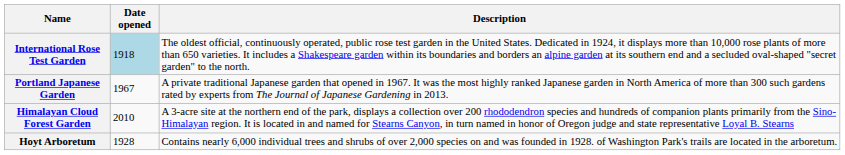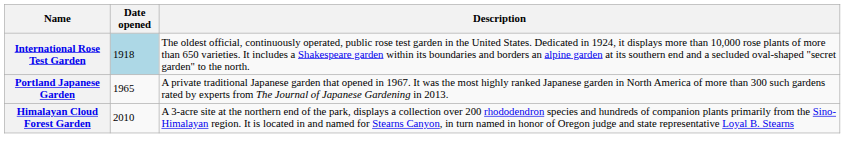(124, 89) 1967 -> (124, 89) 1965
- row: (57, 141)
